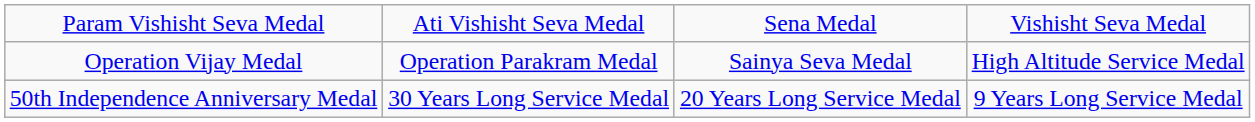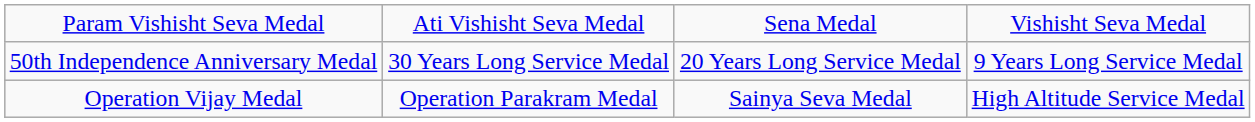rows swapped: (193, 60) <-> (193, 98)
